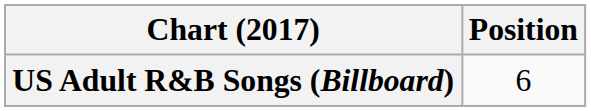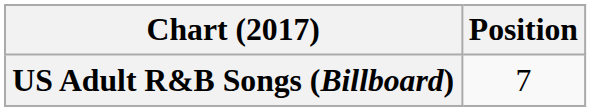(523, 79) 6 -> (523, 79) 7
